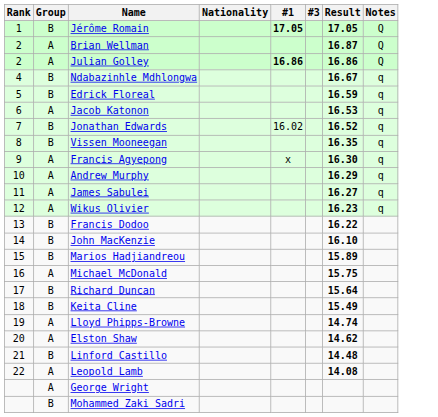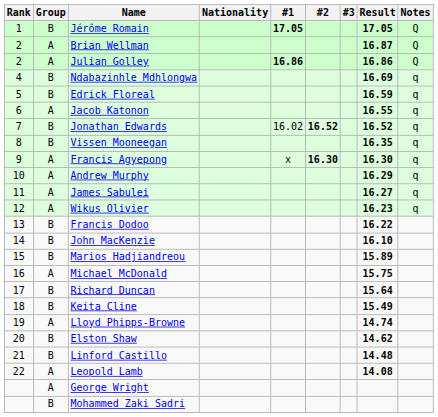+ column: (323, 13)
(343, 78) 16.67 -> (378, 78) 16.69
(343, 110) 16.53 -> (378, 110) 16.55
(51, 339) A -> (51, 339) B
